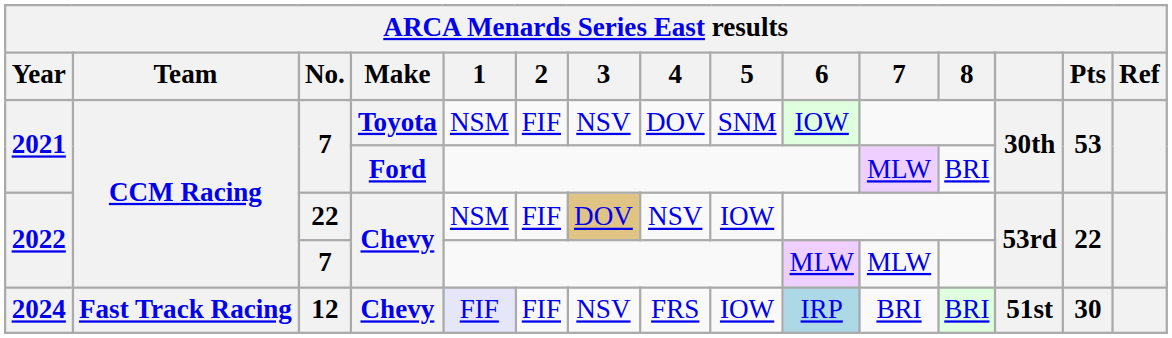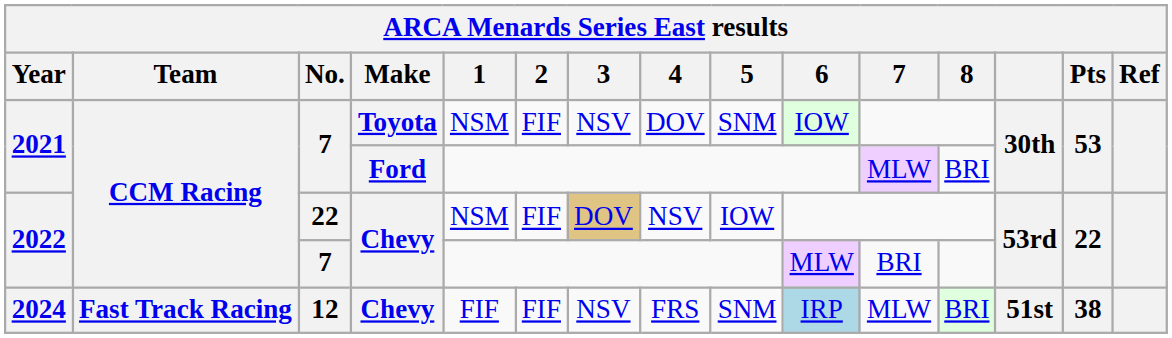(899, 262) MLW -> (899, 262) BRI
(479, 309) lavender background -> (479, 309) no background
(747, 309) IOW -> (747, 309) SNM
(899, 309) BRI -> (899, 309) MLW
(1088, 309) 30 -> (1088, 309) 38
